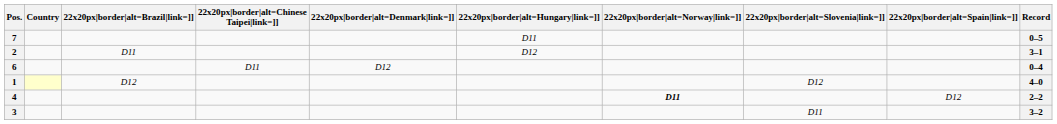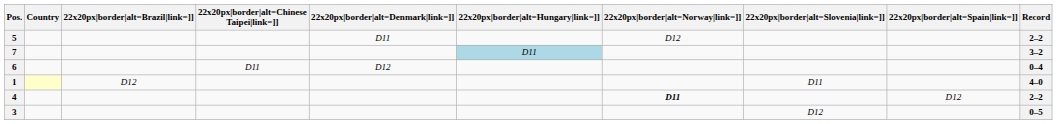+ row: (14, 38)
(529, 38) no background -> (529, 53) lightblue background
(1036, 38) 0–5 -> (1036, 53) 3–2
- row: (14, 53)
(815, 82) D12 -> (815, 82) D11
(815, 112) D11 -> (815, 112) D12
(1036, 112) 3–2 -> (1036, 112) 0–5
